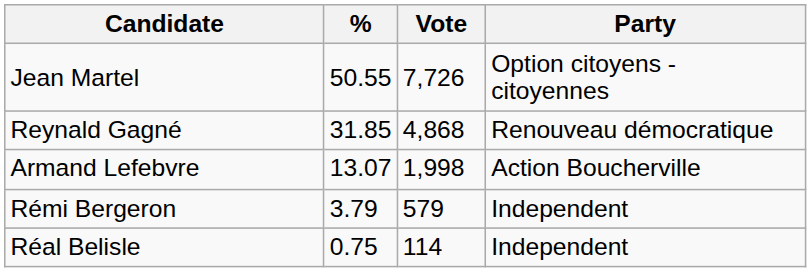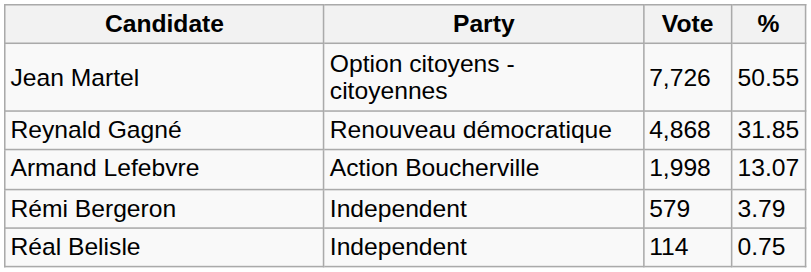columns swapped: (645, 24) <-> (361, 24)
